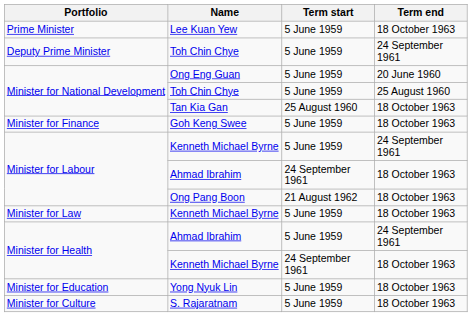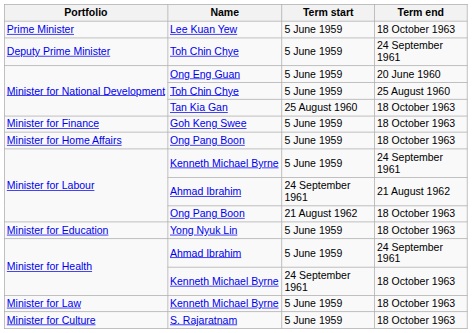+ row: (64, 141)
(416, 175) 18 October 1963 -> (413, 192) 21 August 1962
rows swapped: (44, 214) <-> (58, 287)
